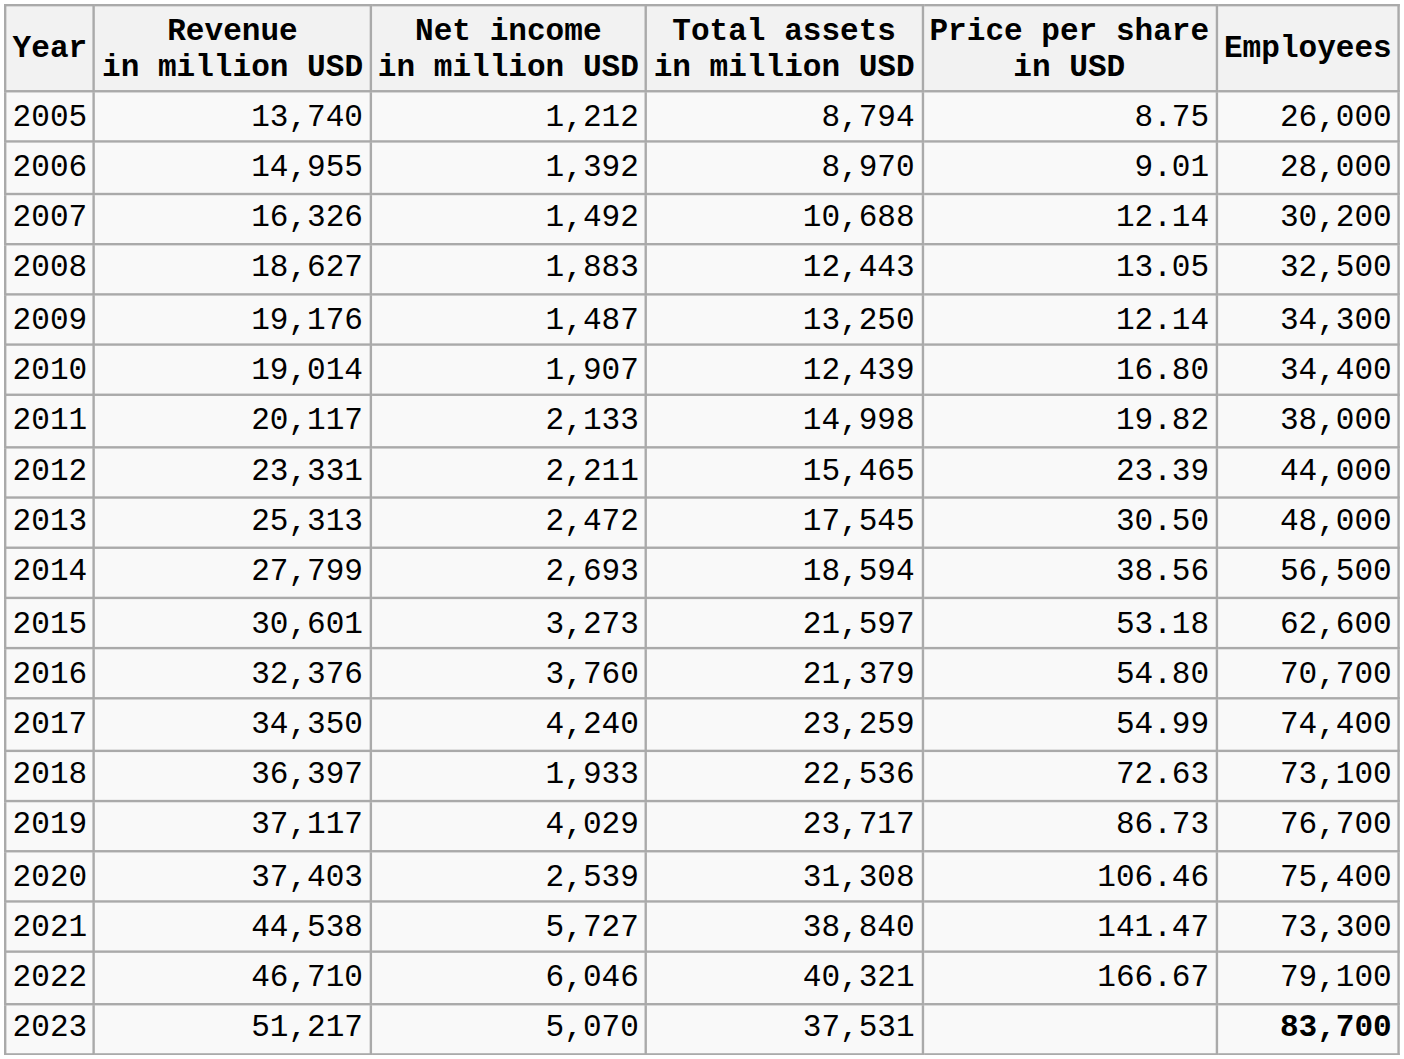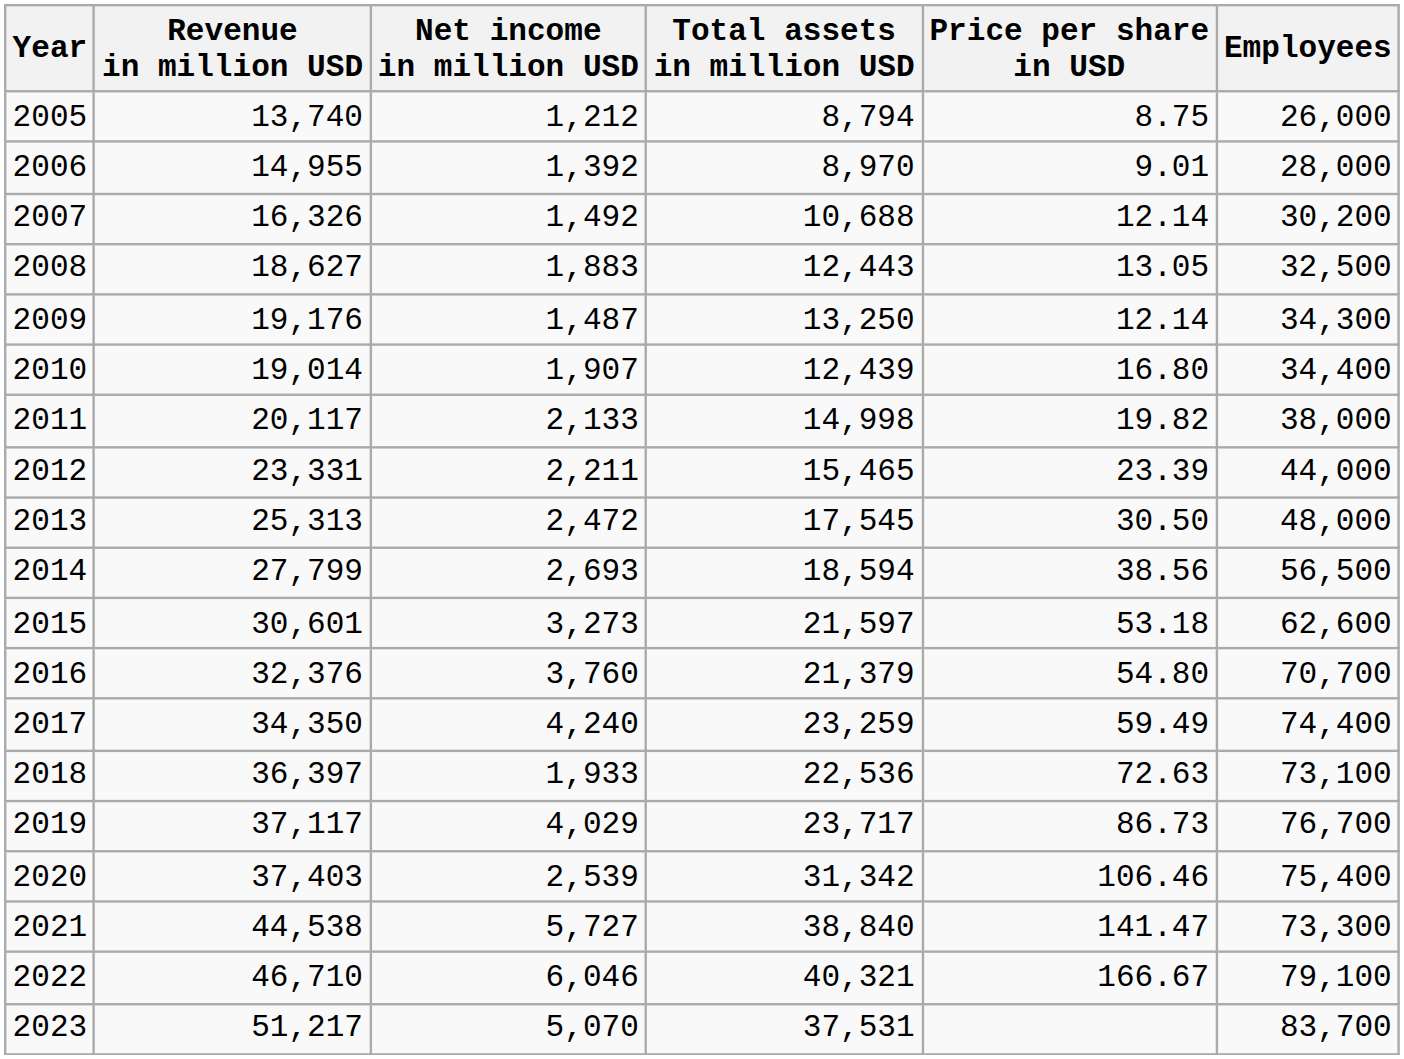(1163, 725) 54.99 -> (1163, 725) 59.49
(859, 877) 31,308 -> (859, 877) 31,342
(1336, 1028) bold -> (1336, 1028) normal
